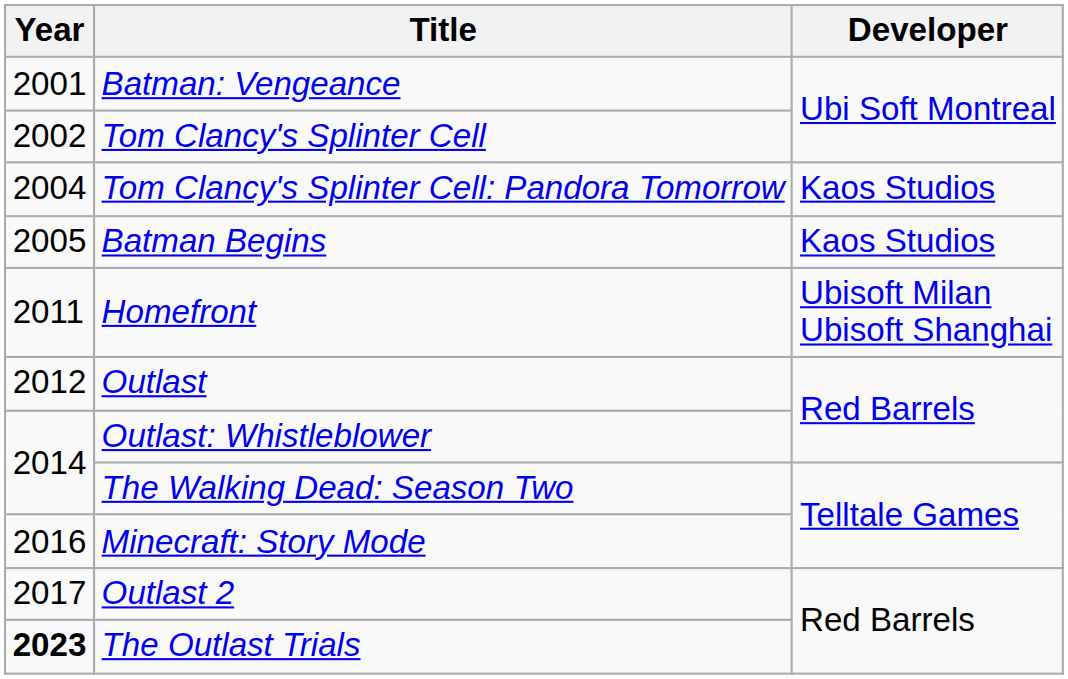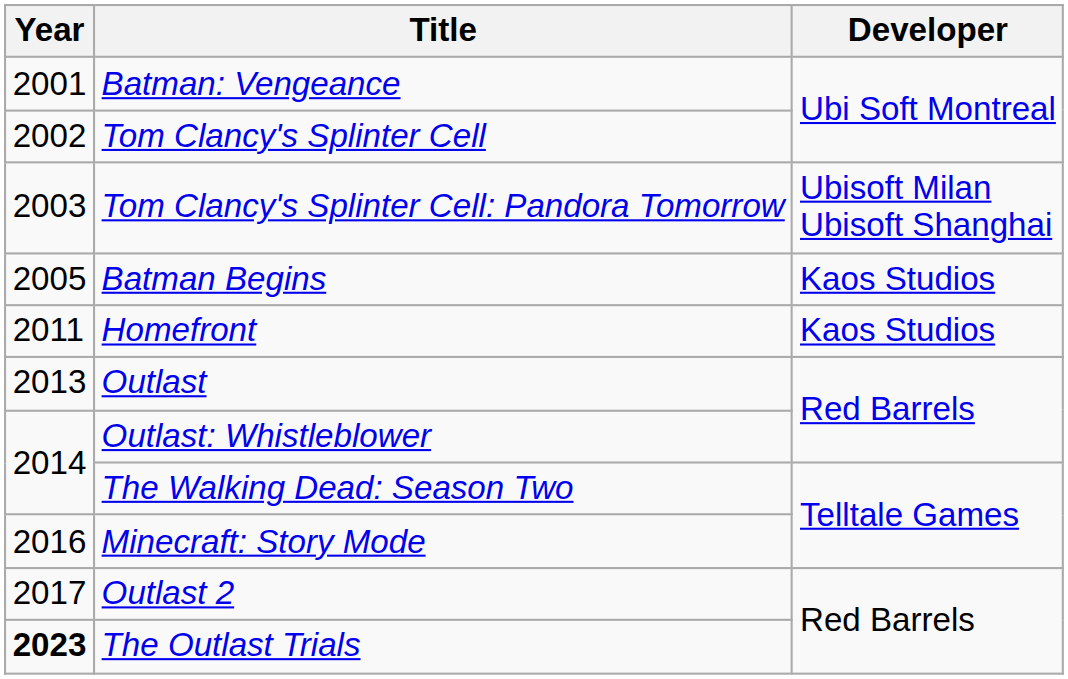(50, 188) 2004 -> (50, 206) 2003
(898, 188) Kaos Studios -> (926, 206) Ubisoft Milan Ubisoft Shanghai
(926, 312) Ubisoft Milan Ubisoft Shanghai -> (898, 330) Kaos Studios
(50, 383) 2012 -> (50, 383) 2013
